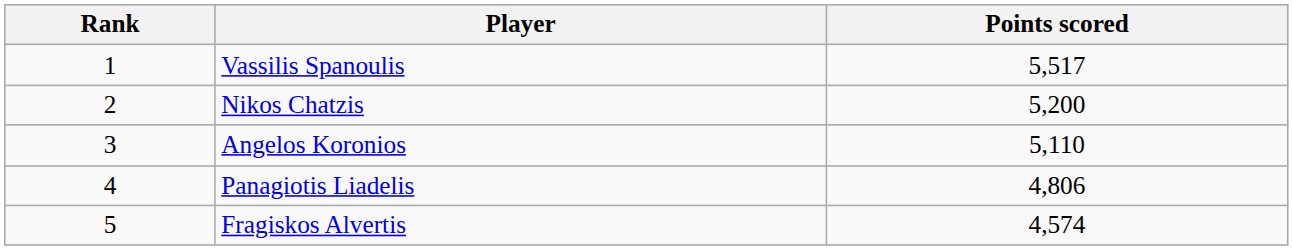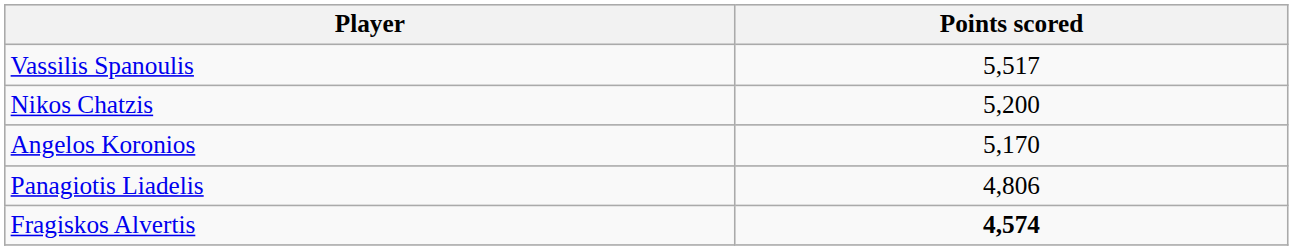- column: (110, 24)
(1057, 144) 5,110 -> (1012, 144) 5,170
(1057, 225) normal -> (1012, 225) bold
